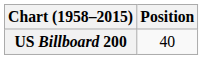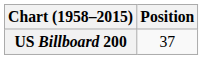(167, 41) 40 -> (167, 41) 37
